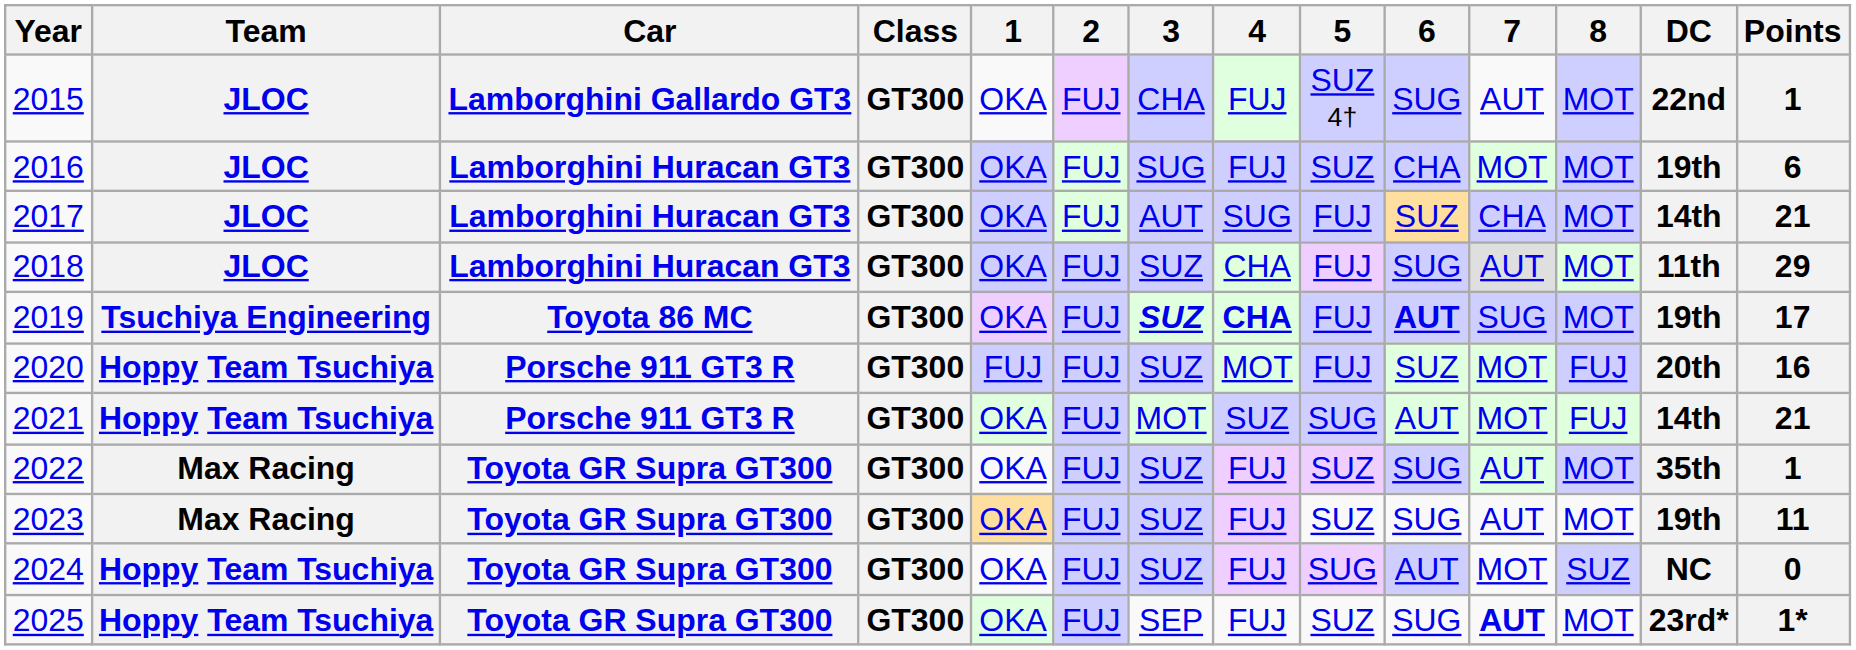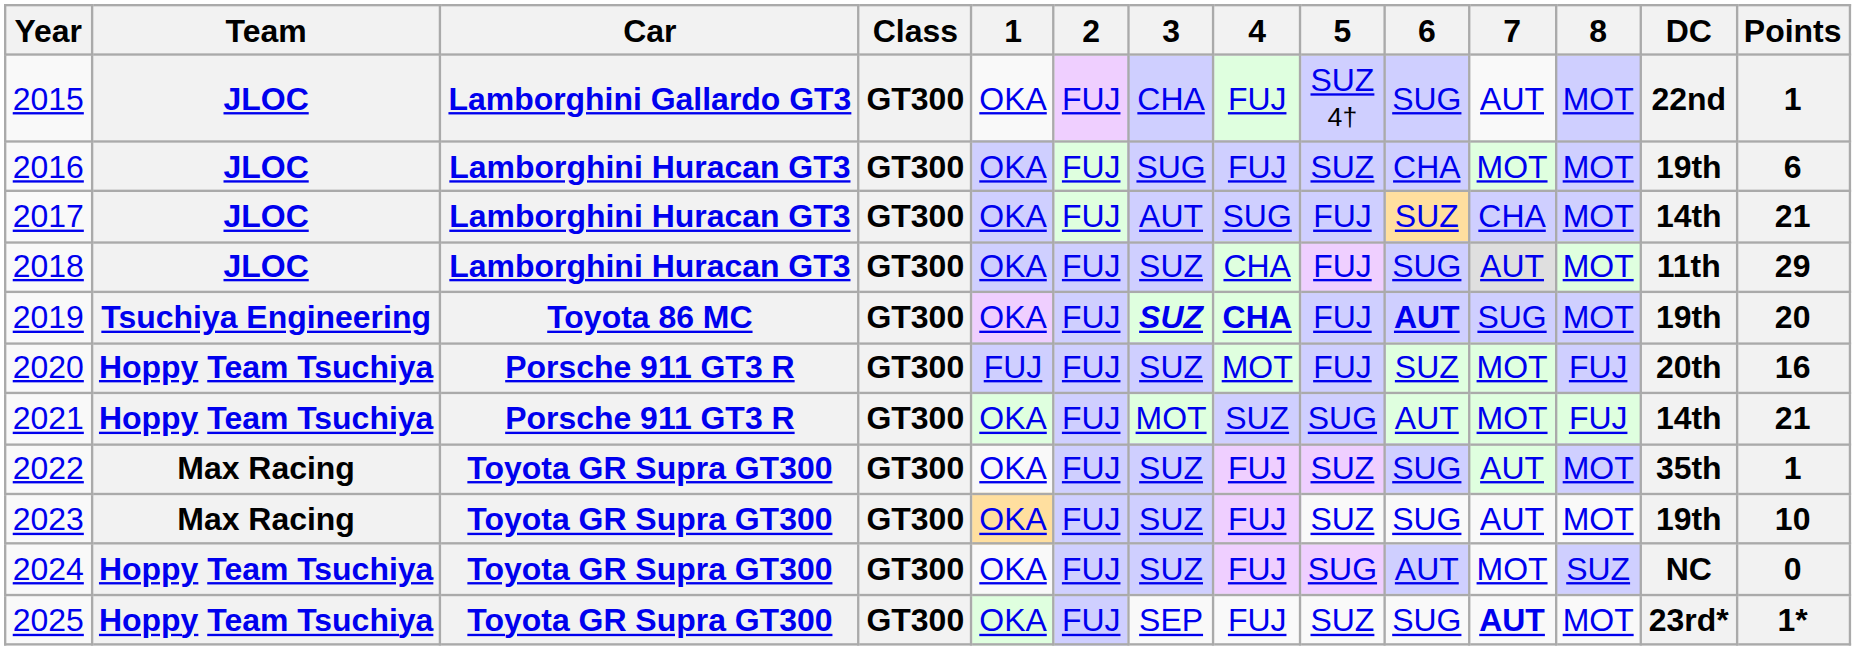(1793, 317) 17 -> (1793, 317) 20
(1793, 519) 11 -> (1793, 519) 10
